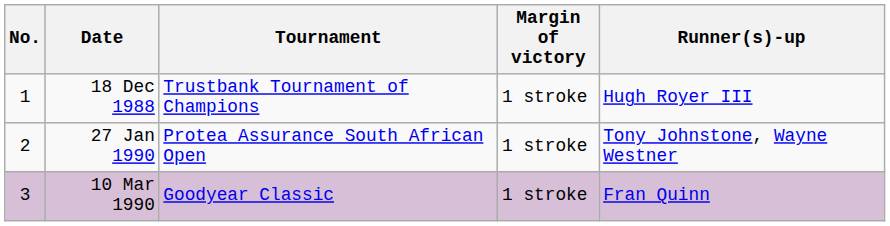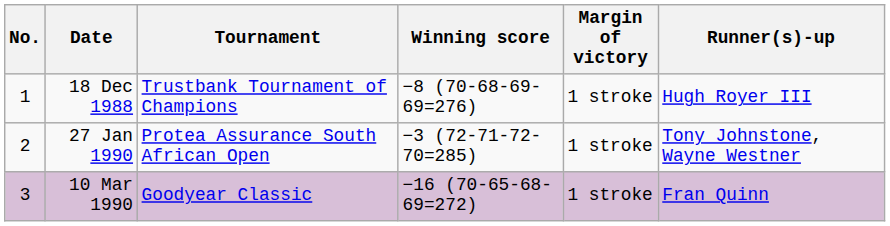+ column: (481, 40)
